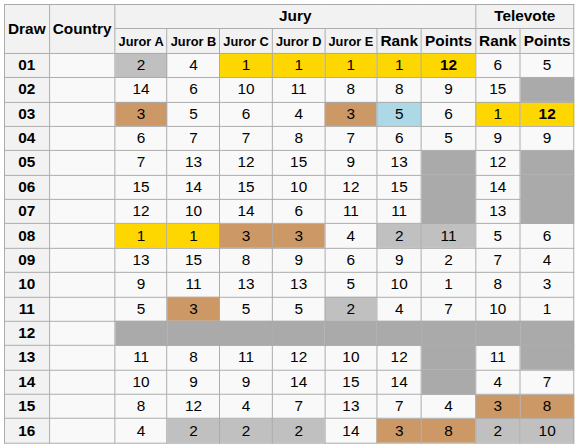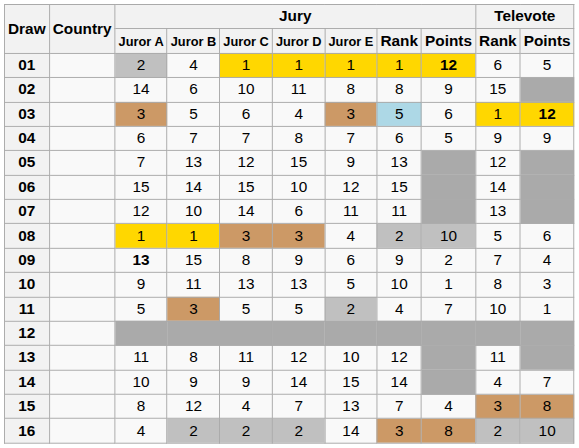(448, 235) 11 -> (448, 235) 10
(141, 260) normal -> (141, 260) bold
